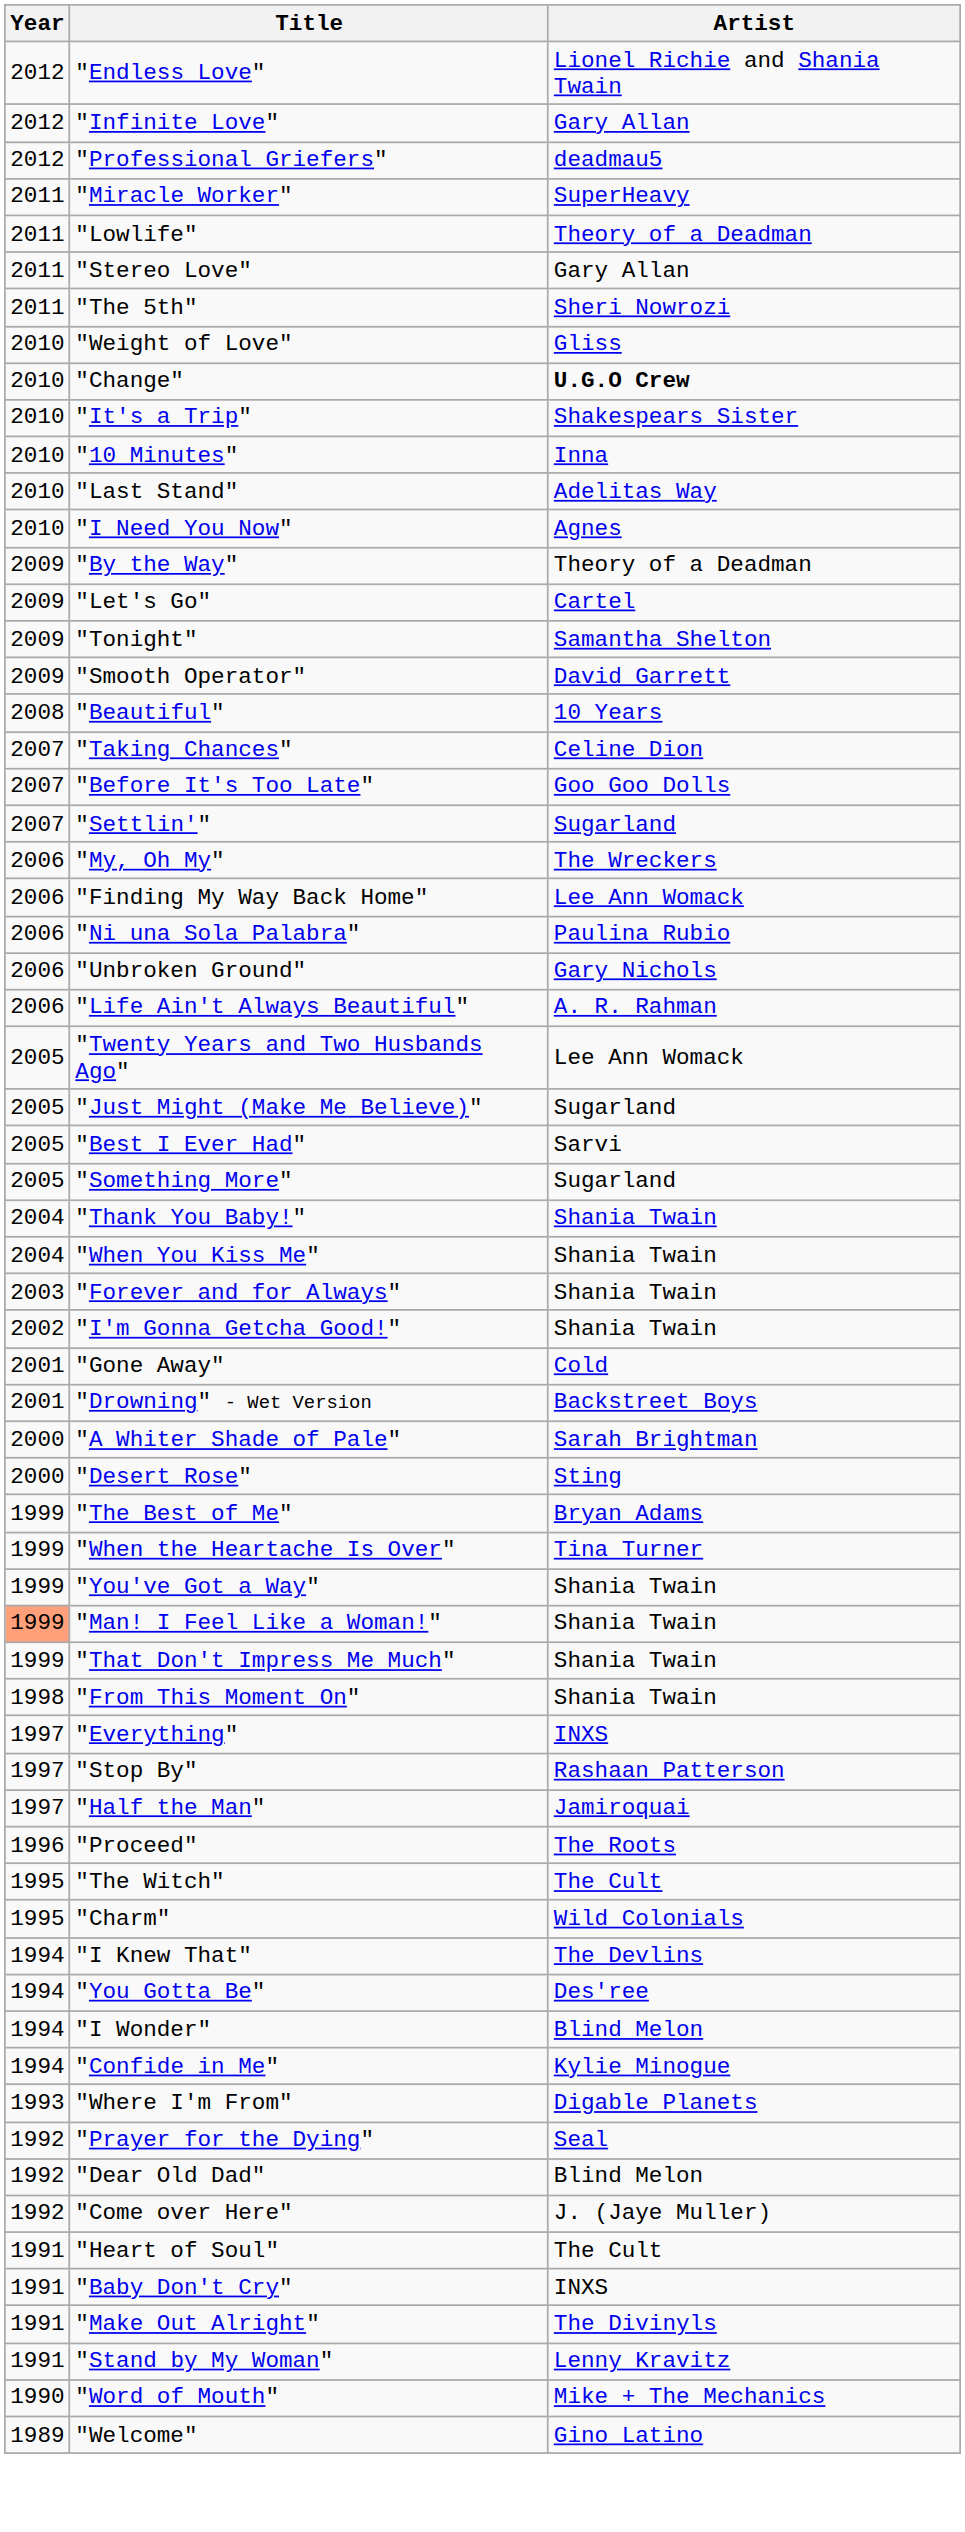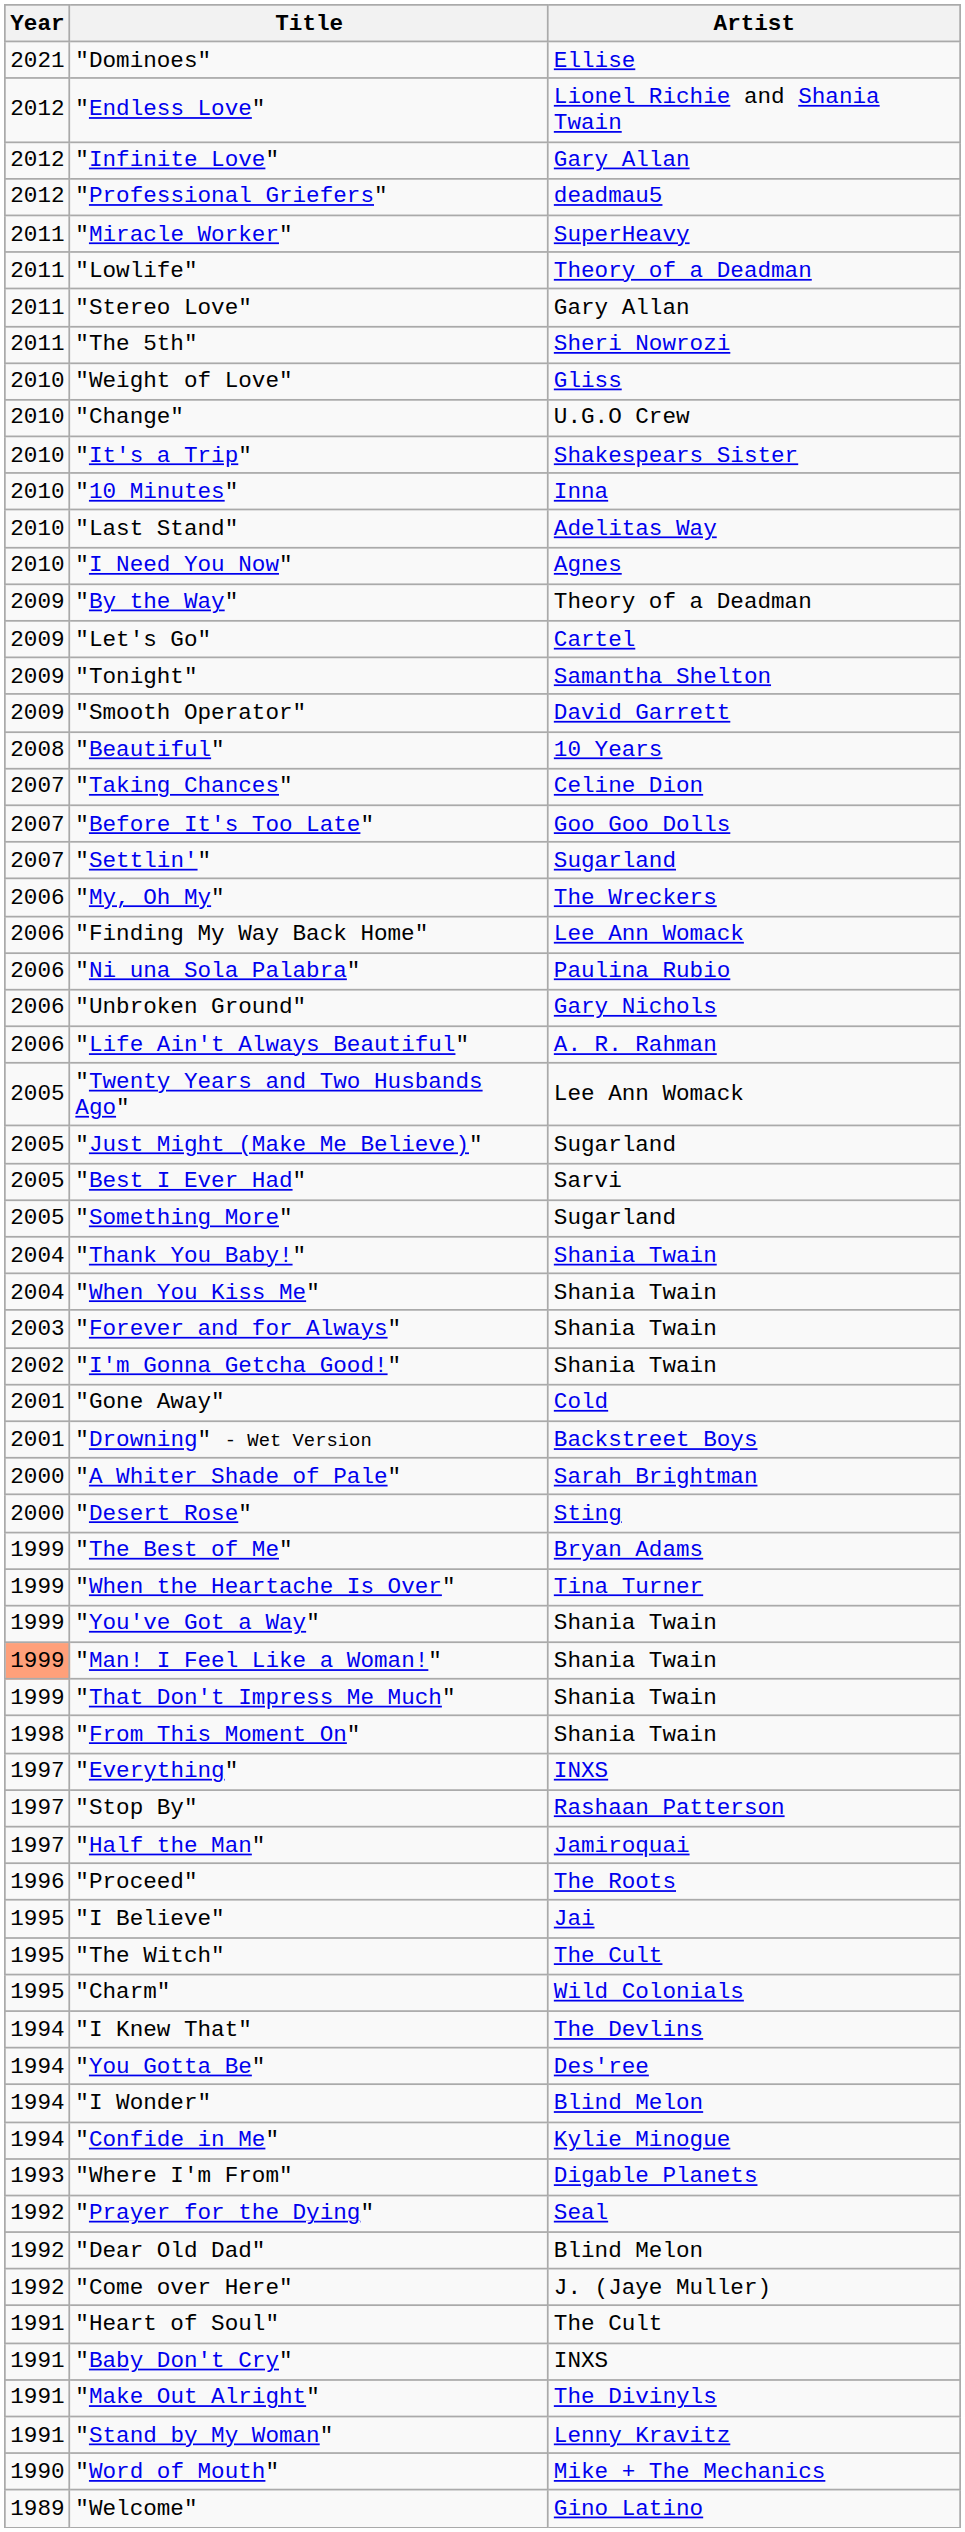+ row: (143, 60)
(622, 381) bold -> (622, 418) normal
+ row: (150, 1919)
